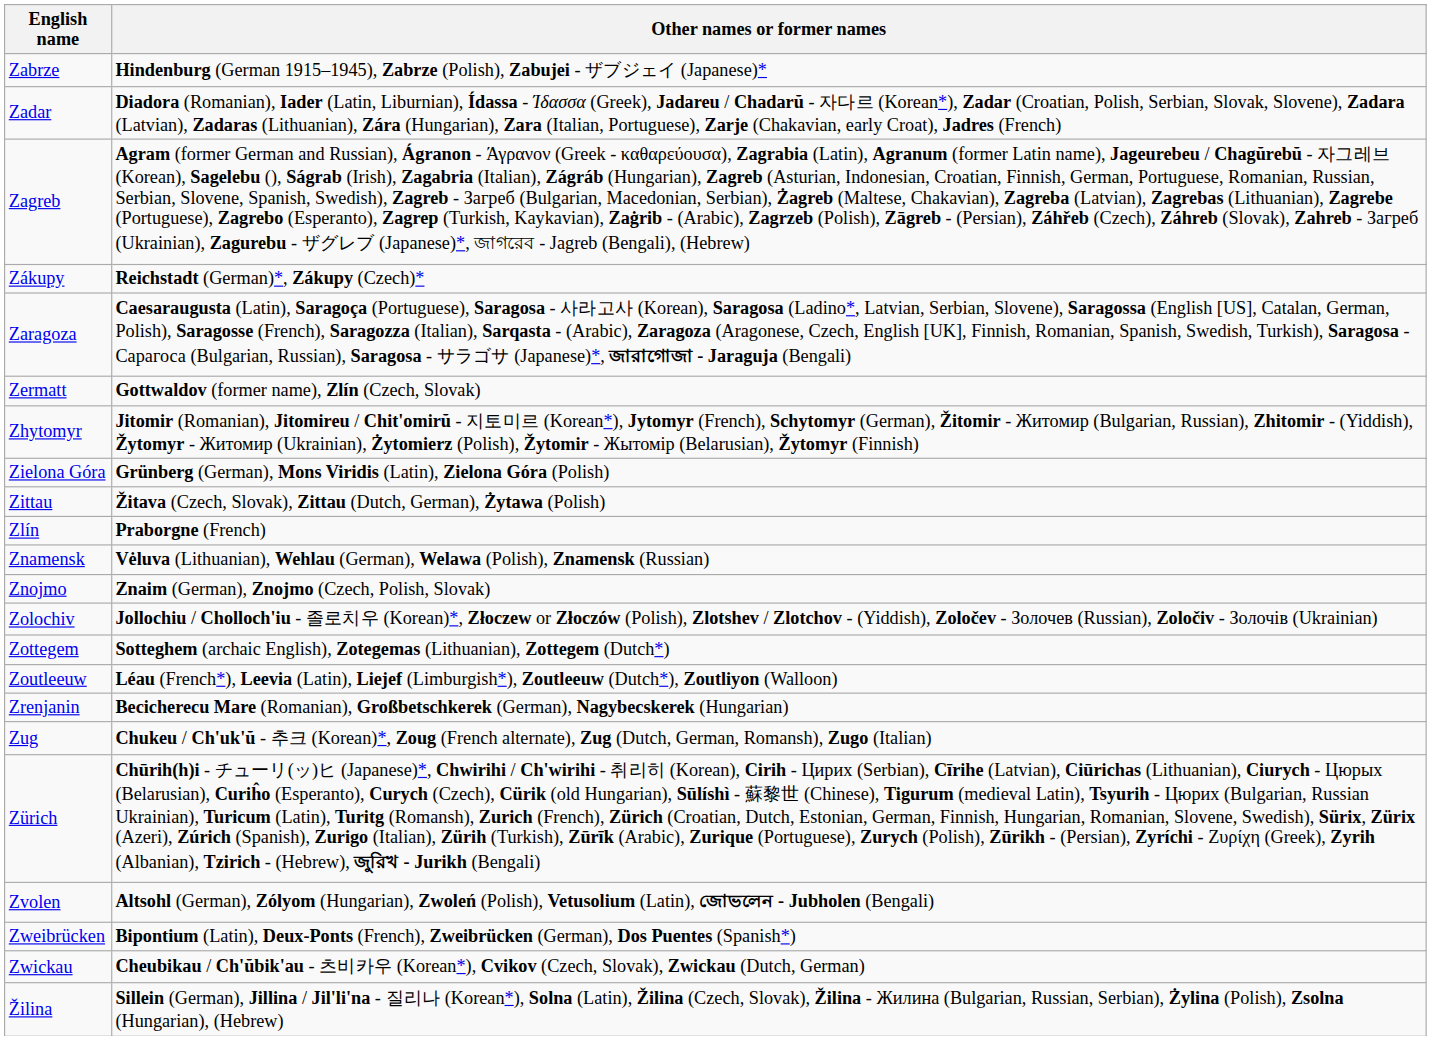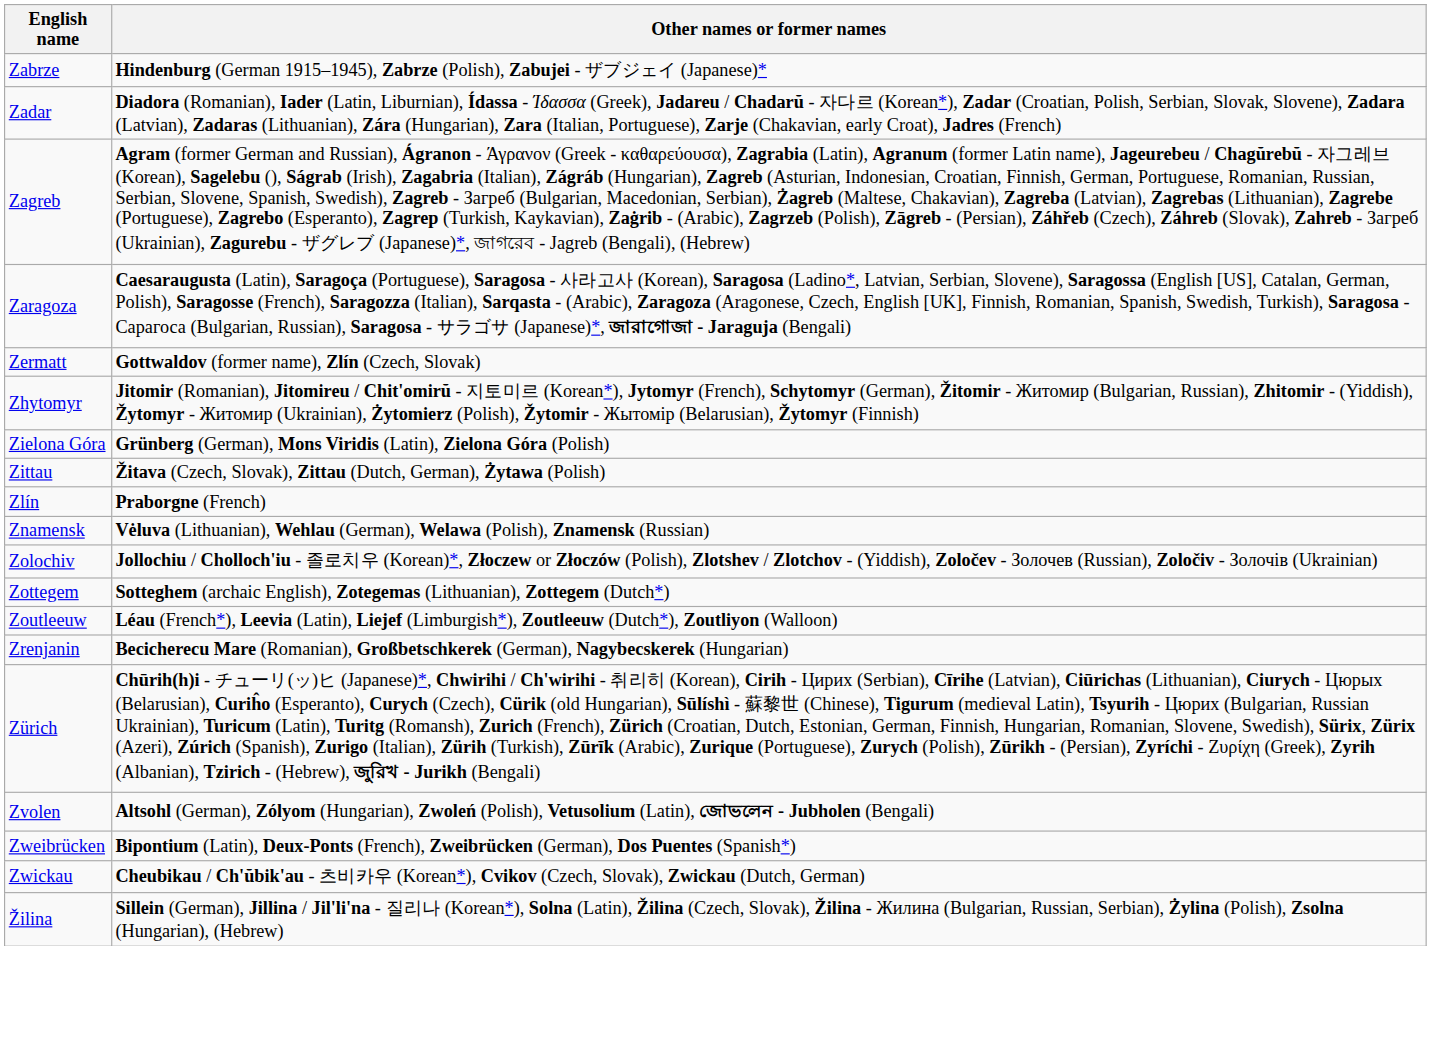- row: (37, 278)
- row: (38, 588)
- row: (23, 738)
